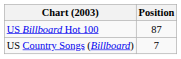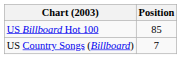(156, 29) 87 -> (156, 29) 85
